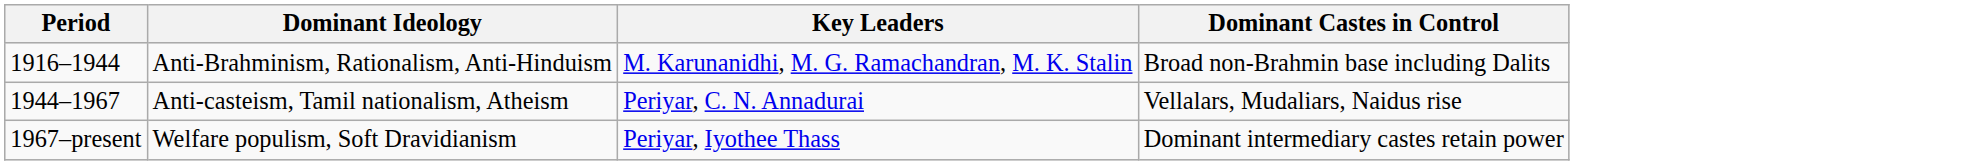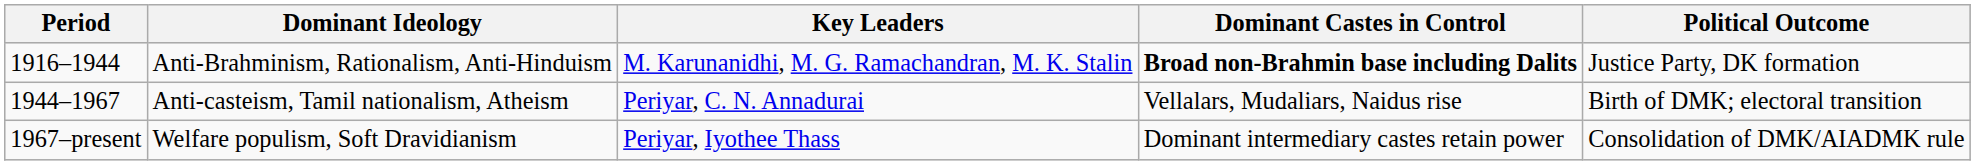+ column: (1776, 23)
(1347, 62) normal -> (1360, 62) bold
